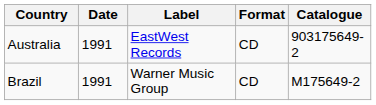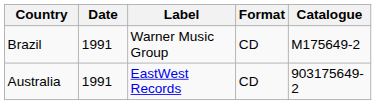rows swapped: (34, 44) <-> (25, 81)
